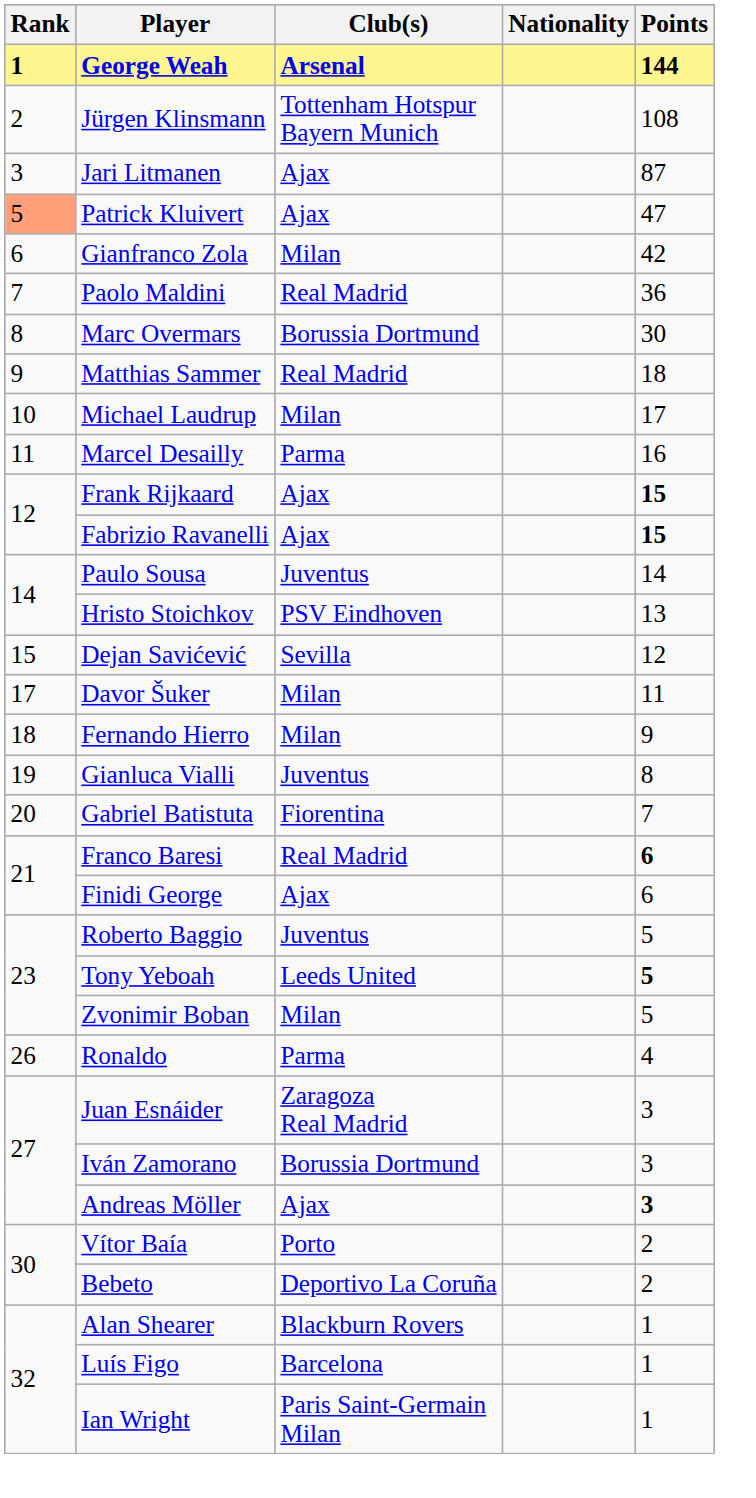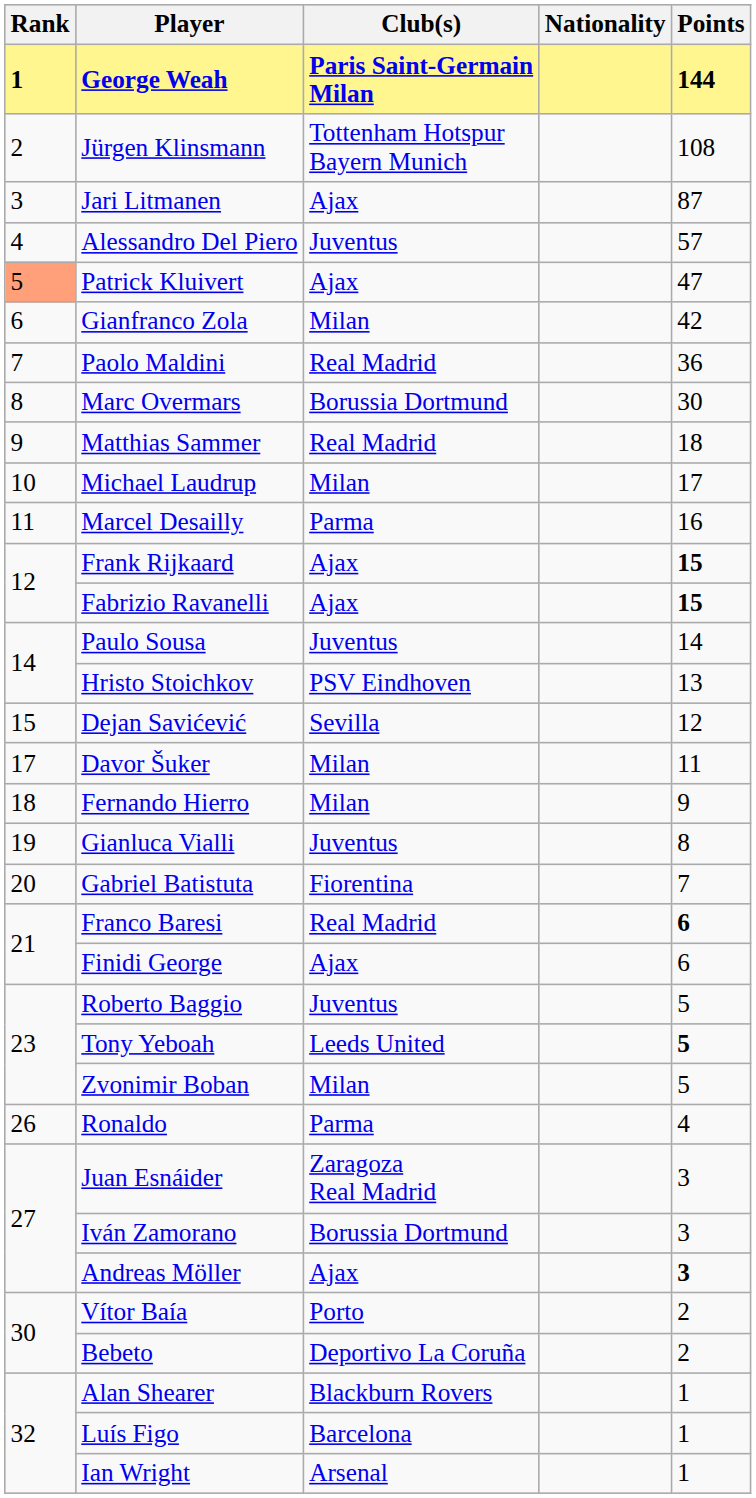(323, 64) Arsenal -> (421, 78) Paris Saint-Germain Milan
+ row: (189, 241)
(383, 1418) Paris Saint-Germain Milan -> (349, 1473) Arsenal
